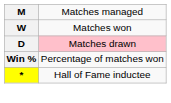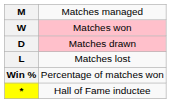(102, 28) no background -> (102, 28) pink background
+ row: (21, 59)
